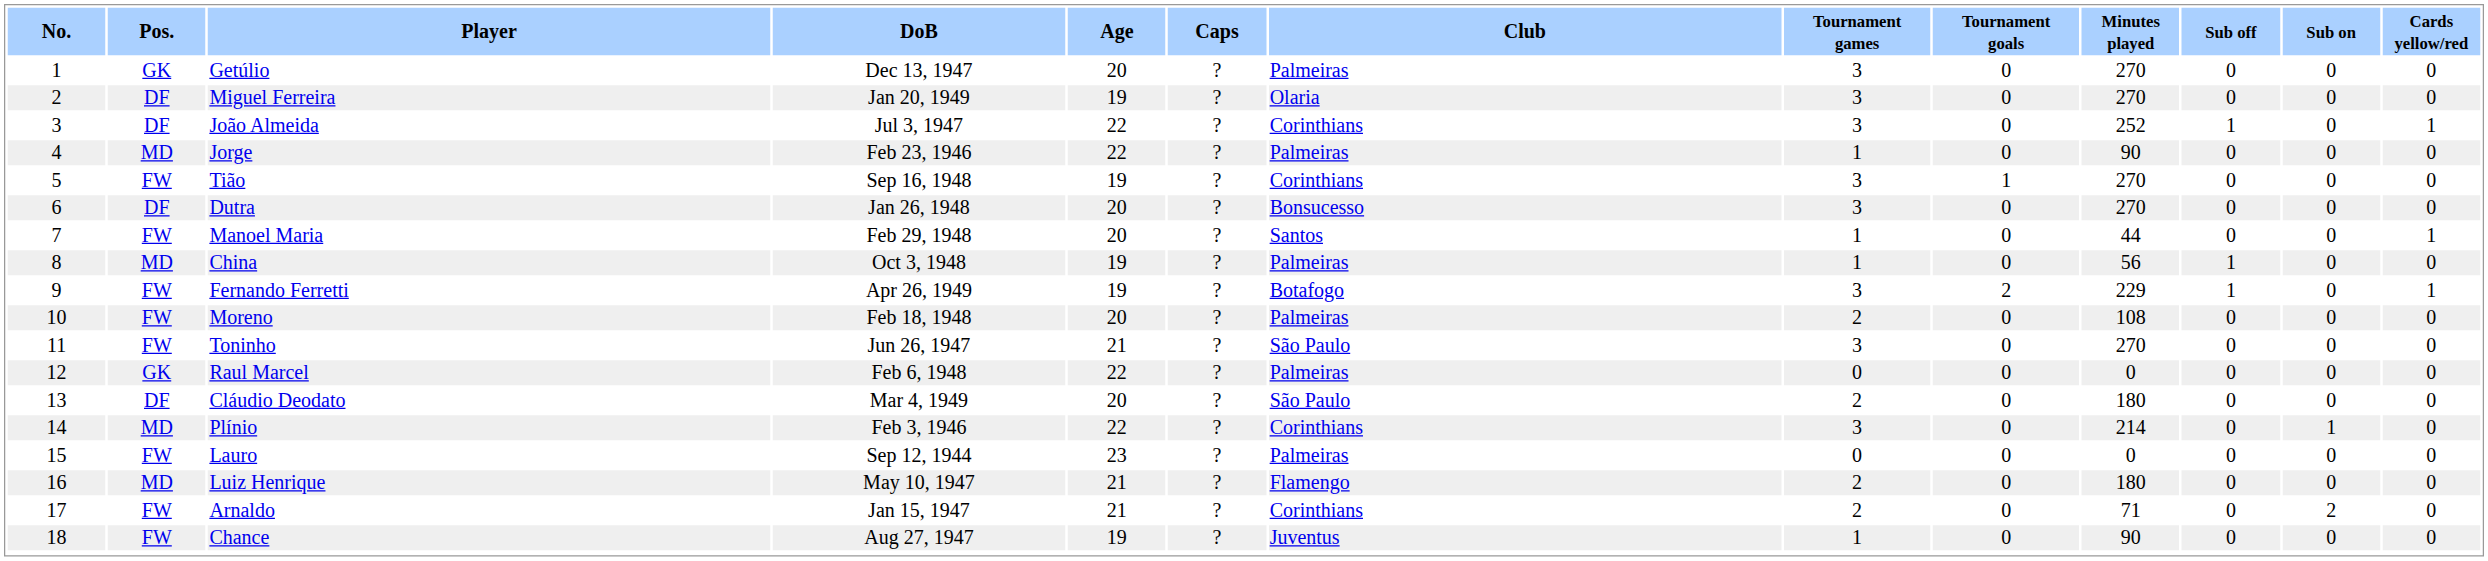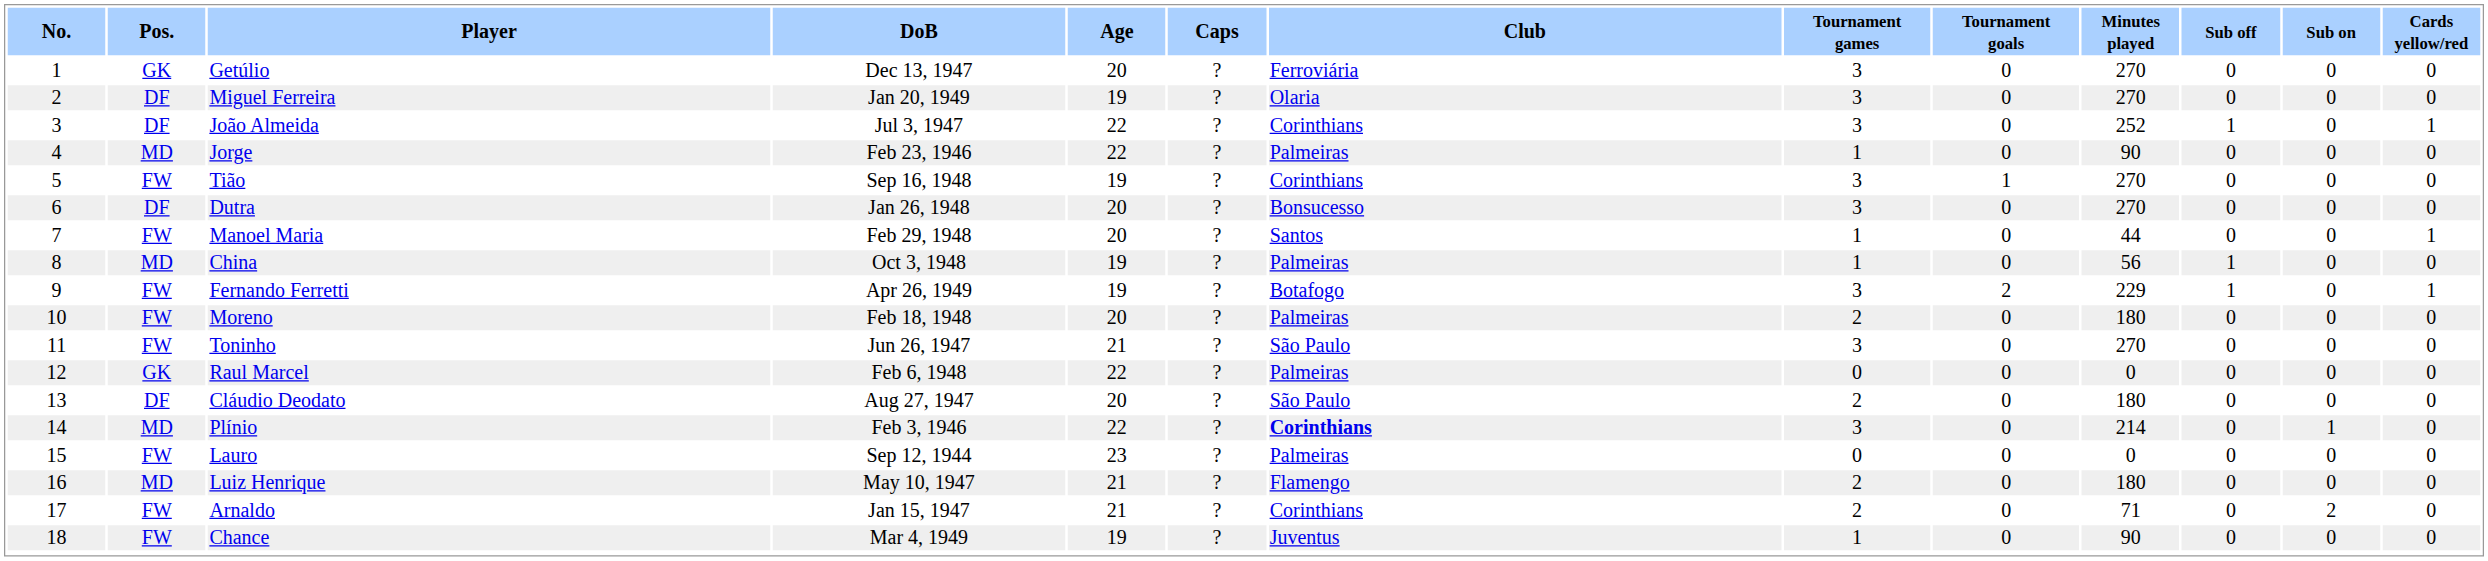(1309, 70) Palmeiras -> (1314, 70) Ferroviária
(2131, 317) 108 -> (2131, 317) 180
(919, 400) Mar 4, 1949 -> (919, 400) Aug 27, 1947
(1316, 427) normal -> (1321, 427) bold
(919, 537) Aug 27, 1947 -> (919, 537) Mar 4, 1949
